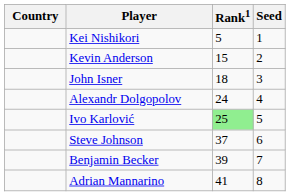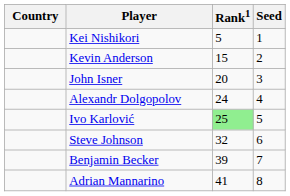(222, 79) 18 -> (222, 79) 20
(222, 139) 37 -> (222, 139) 32
